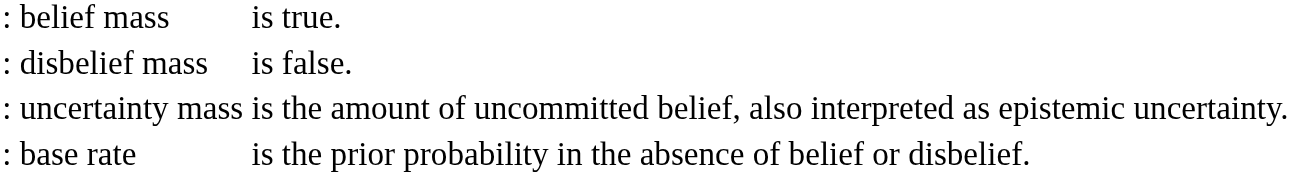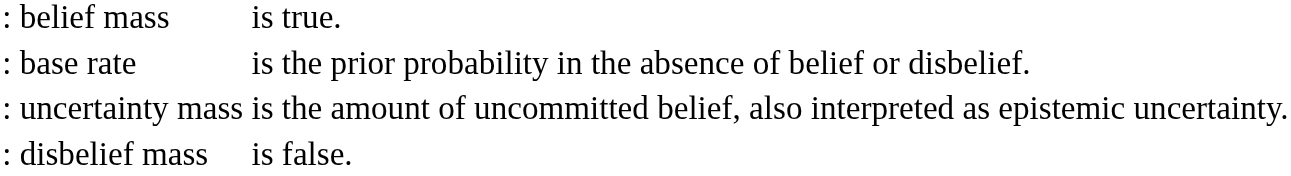rows swapped: (105, 62) <-> (69, 153)
